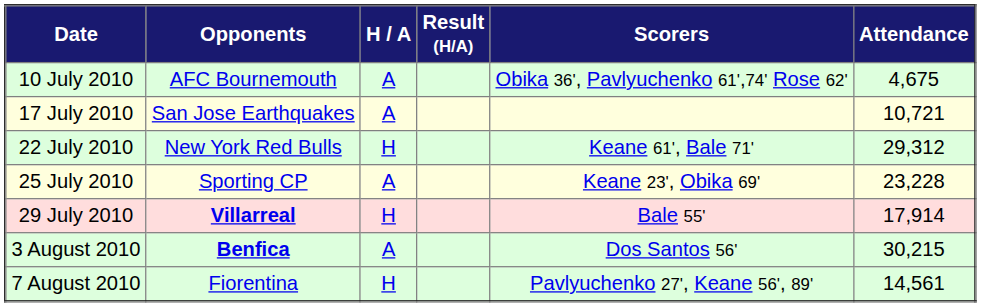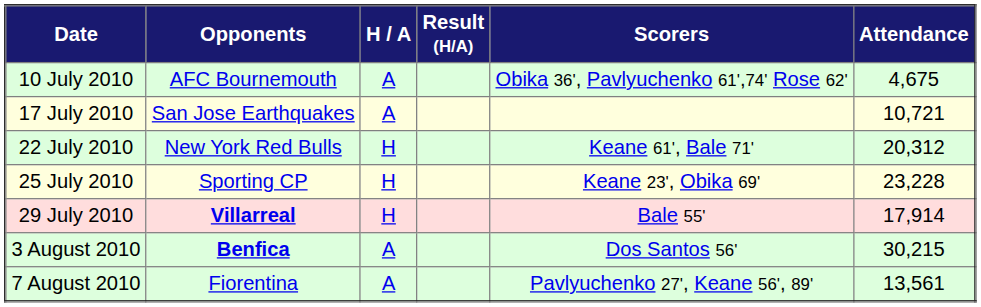(914, 147) 29,312 -> (914, 147) 20,312
(389, 181) A -> (389, 181) H
(389, 283) H -> (389, 283) A
(914, 283) 14,561 -> (914, 283) 13,561
